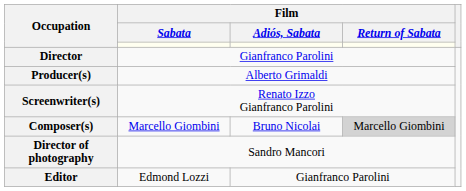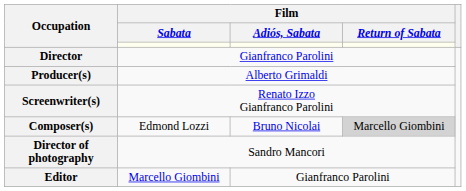(174, 126) Marcello Giombini -> (174, 126) Edmond Lozzi
(174, 177) Edmond Lozzi -> (174, 177) Marcello Giombini
